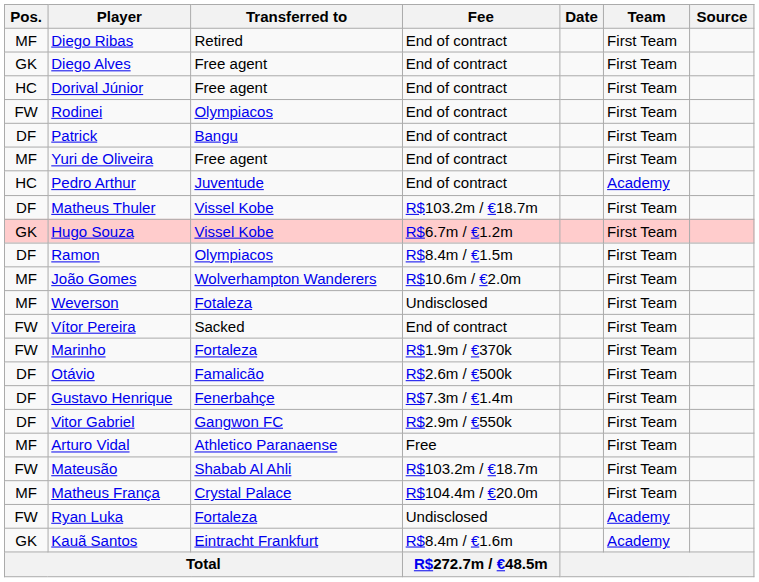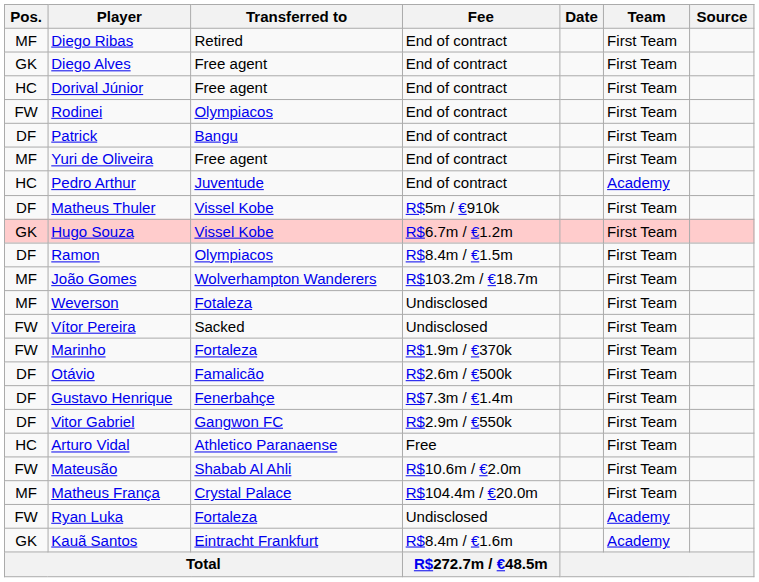(472, 207) R$103.2m / €18.7m -> (453, 207) R$5m / €910k
(463, 279) R$10.6m / €2.0m -> (472, 279) R$103.2m / €18.7m
(456, 326) End of contract -> (447, 326) Undisclosed
(26, 445) MF -> (26, 445) HC
(472, 469) R$103.2m / €18.7m -> (463, 469) R$10.6m / €2.0m
